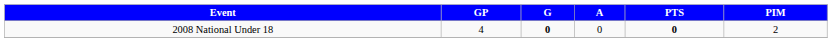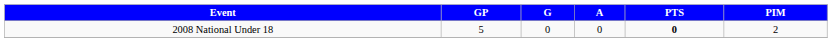(481, 29) 4 -> (481, 29) 5
(547, 29) bold -> (547, 29) normal
